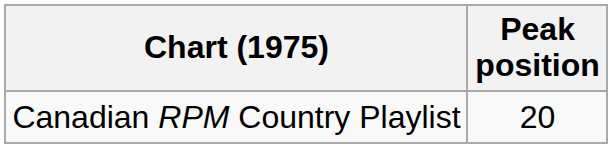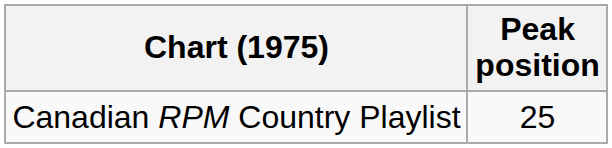(538, 116) 20 -> (538, 116) 25
